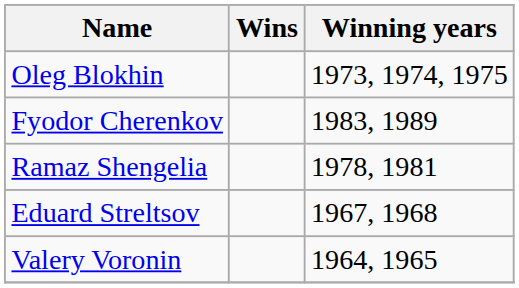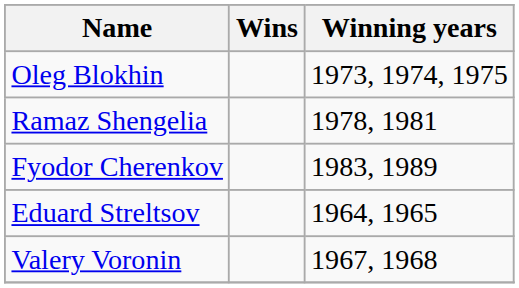rows swapped: (117, 120) <-> (109, 166)
(374, 213) 1967, 1968 -> (374, 213) 1964, 1965
(374, 259) 1964, 1965 -> (374, 259) 1967, 1968
